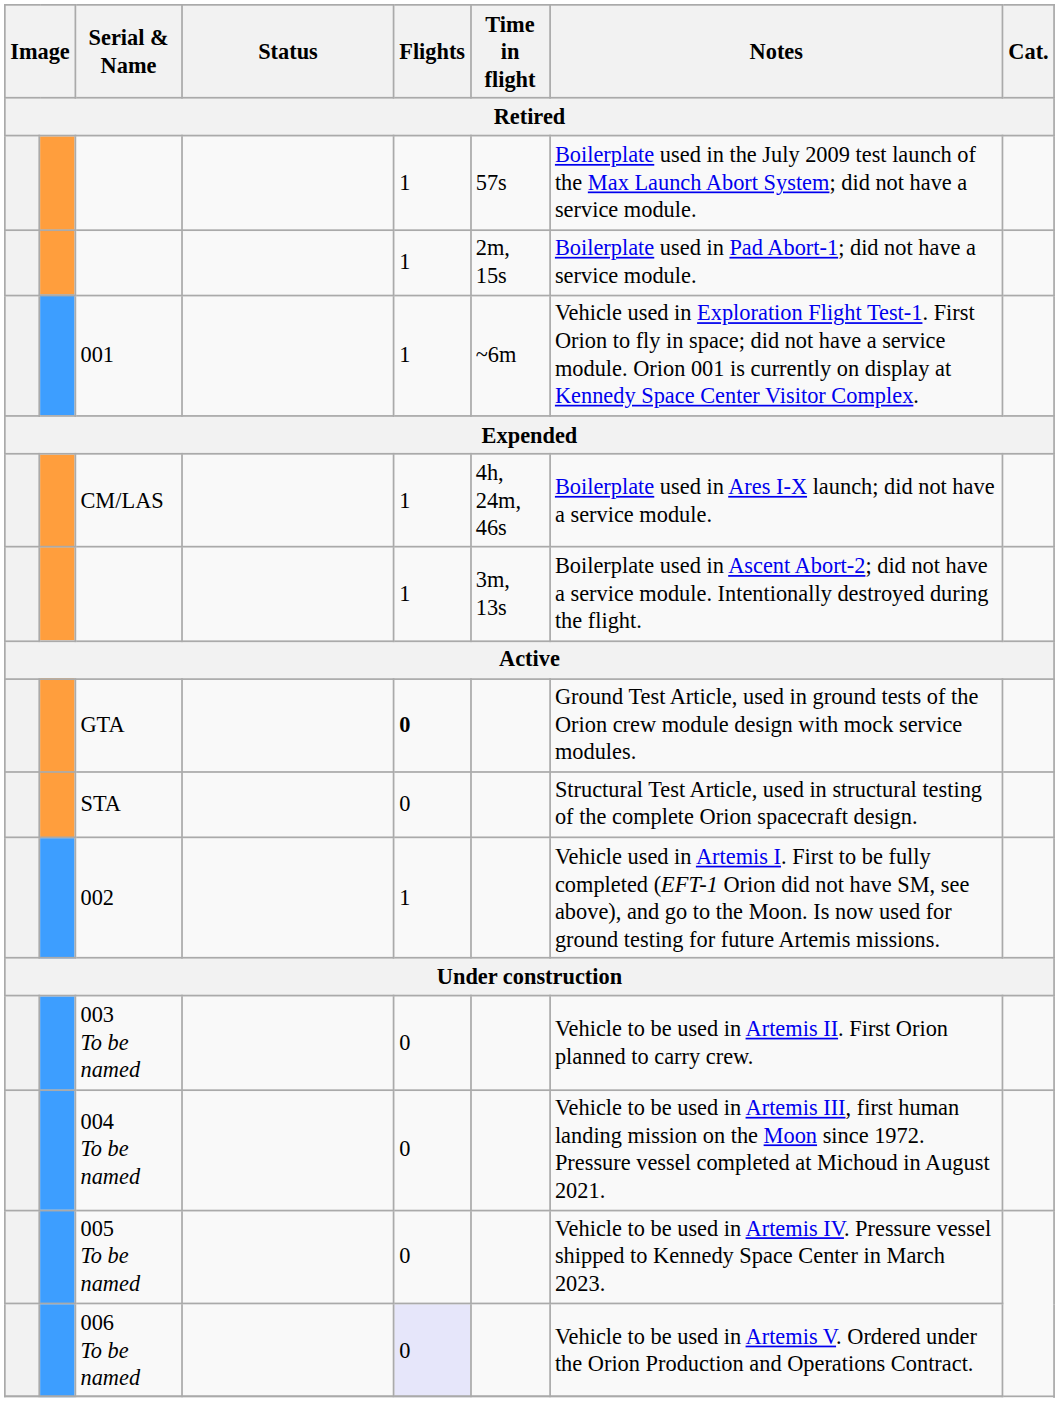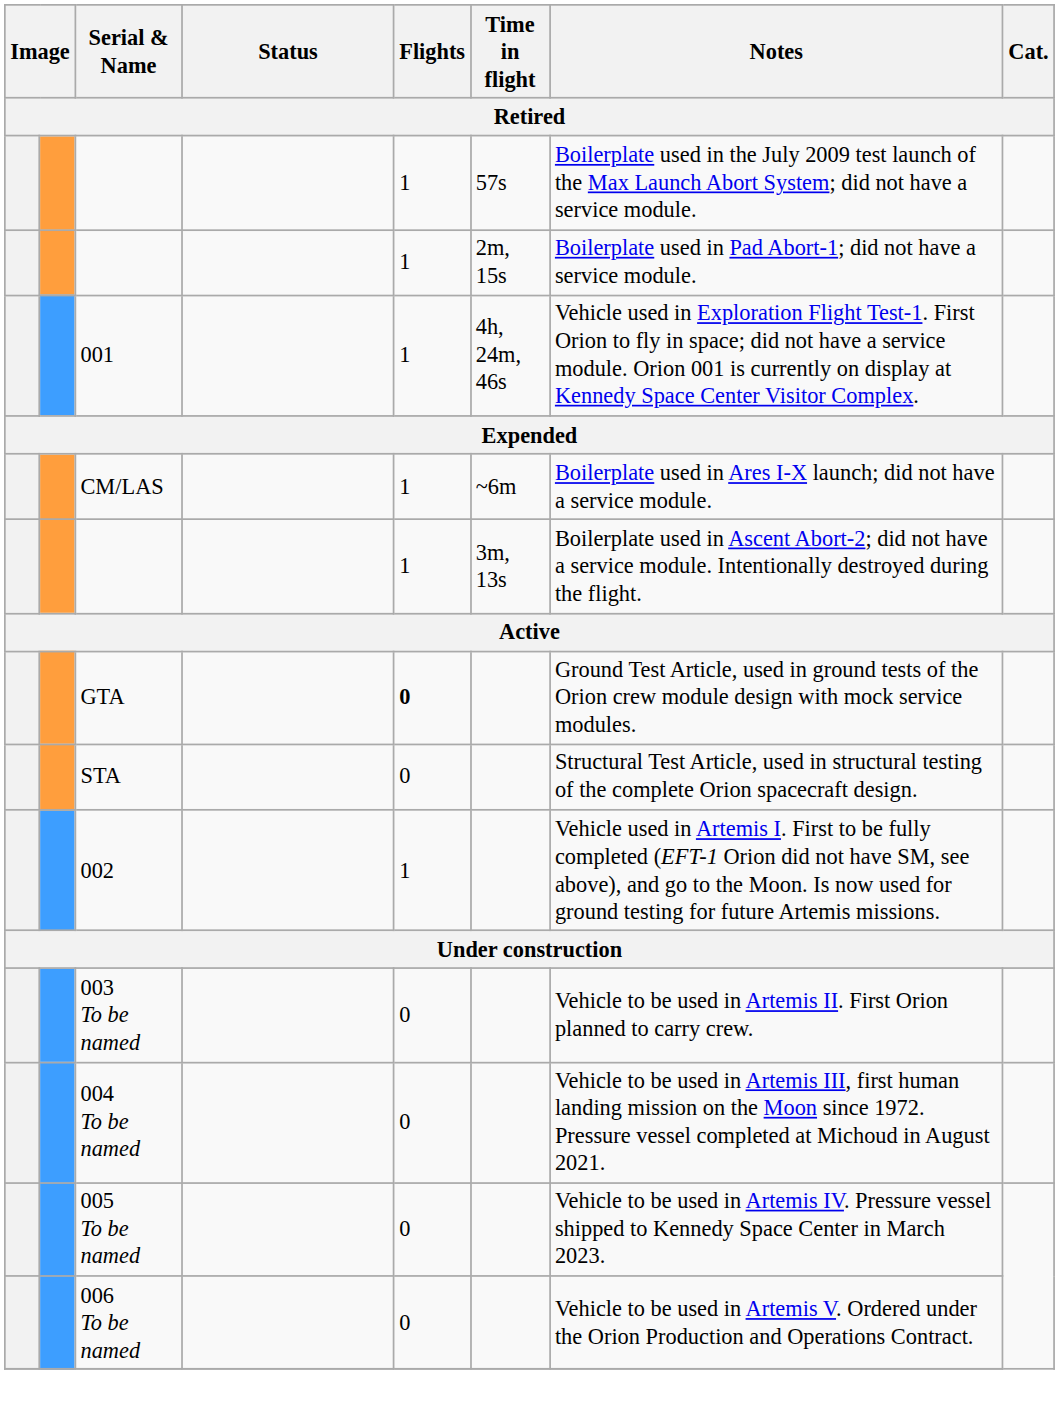(496, 355) ~6m -> (498, 355) 4h, 24m, 46s
(498, 500) 4h, 24m, 46s -> (496, 486) ~6m
(405, 1349) lavender background -> (405, 1322) no background
